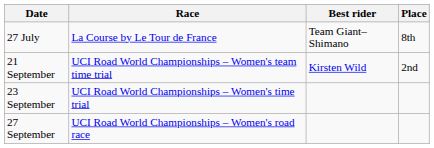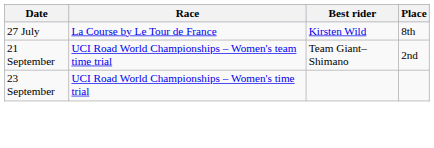(338, 37) Team Giant–Shimano -> (338, 31) Kirsten Wild
(338, 67) Kirsten Wild -> (338, 55) Team Giant–Shimano
- row: (31, 128)
